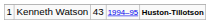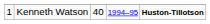(98, 12) 43 -> (98, 12) 40
